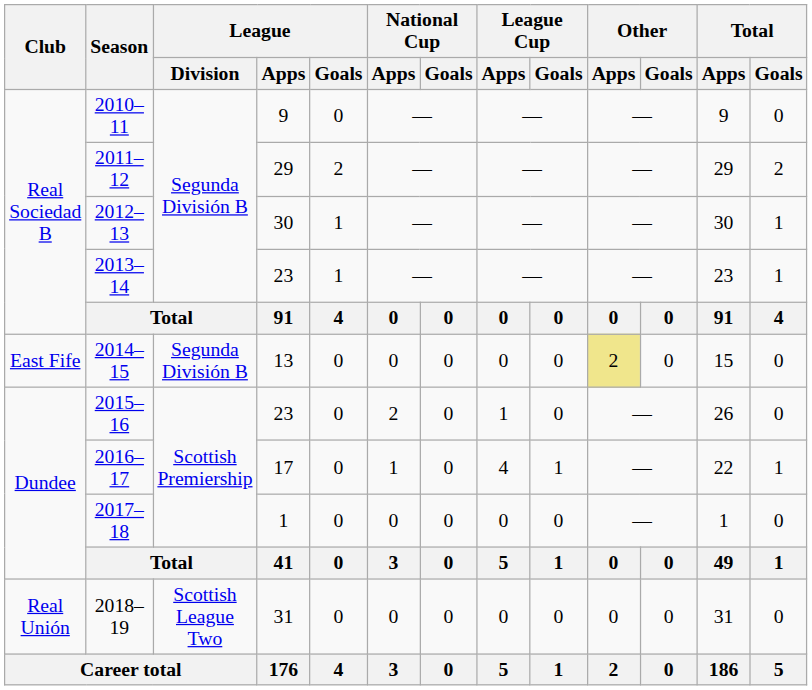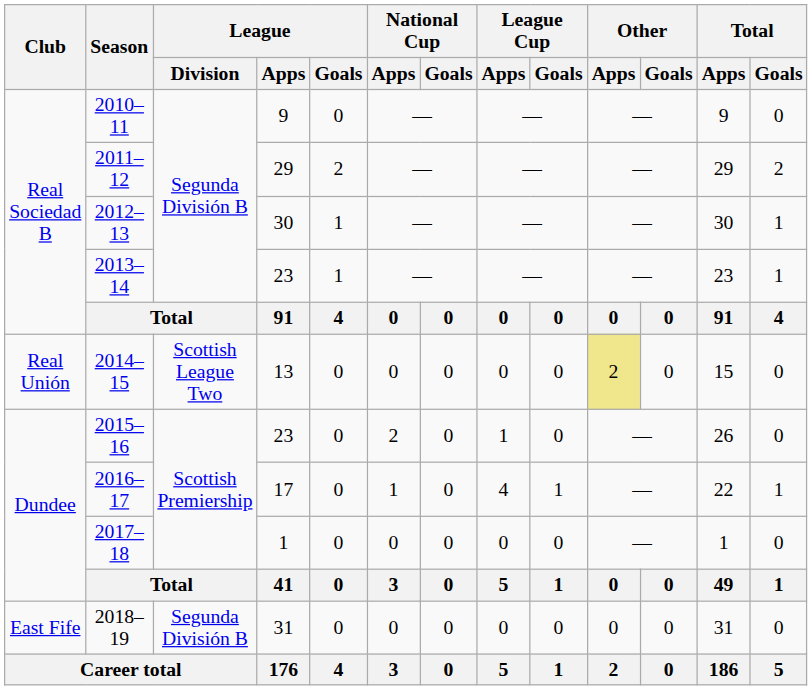(45, 360) East Fife -> (45, 371) Real Unión
(205, 360) Segunda División B -> (205, 371) Scottish League Two
(45, 616) Real Unión -> (45, 627) East Fife
(205, 616) Scottish League Two -> (205, 627) Segunda División B
